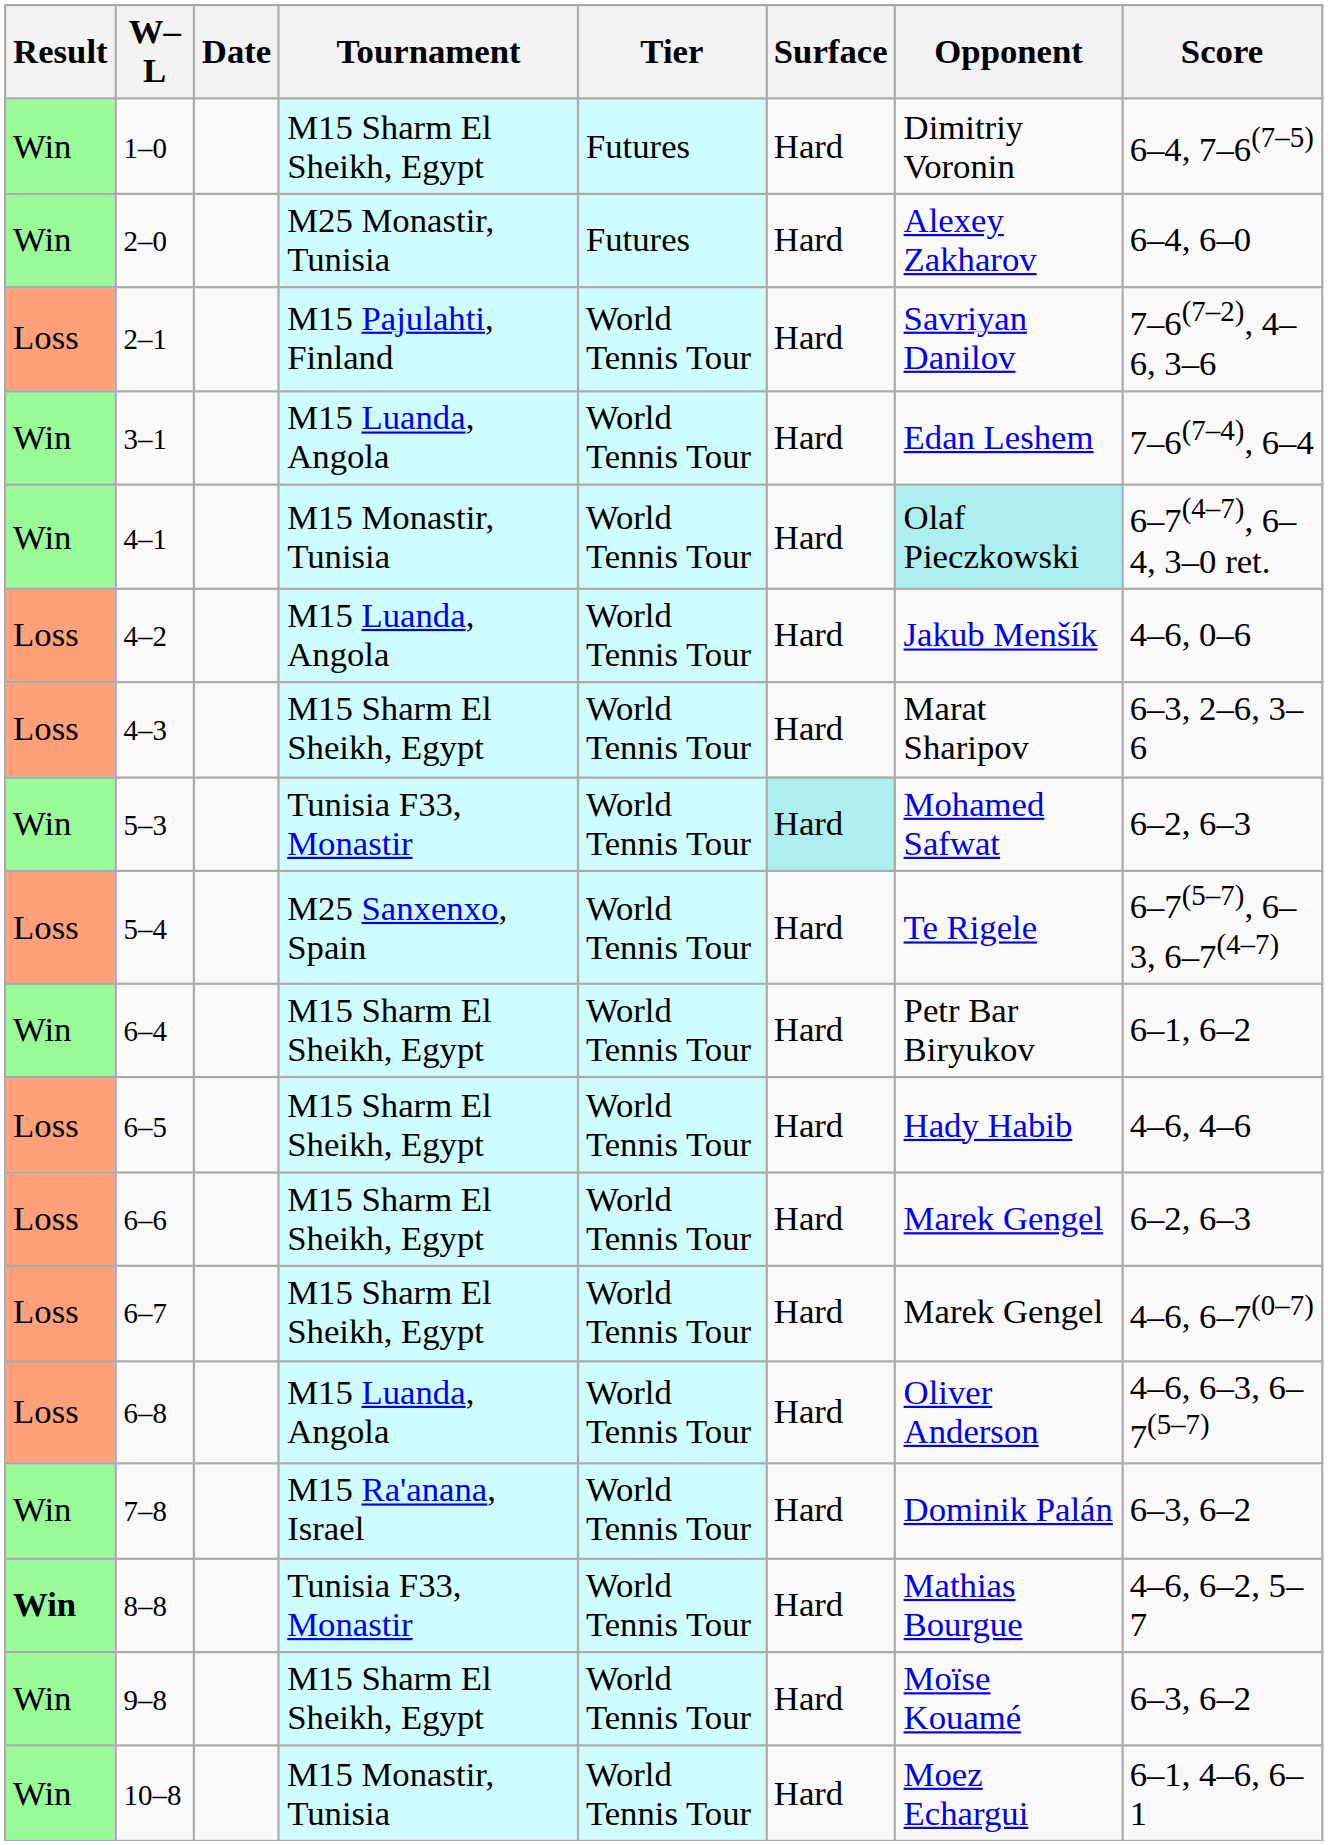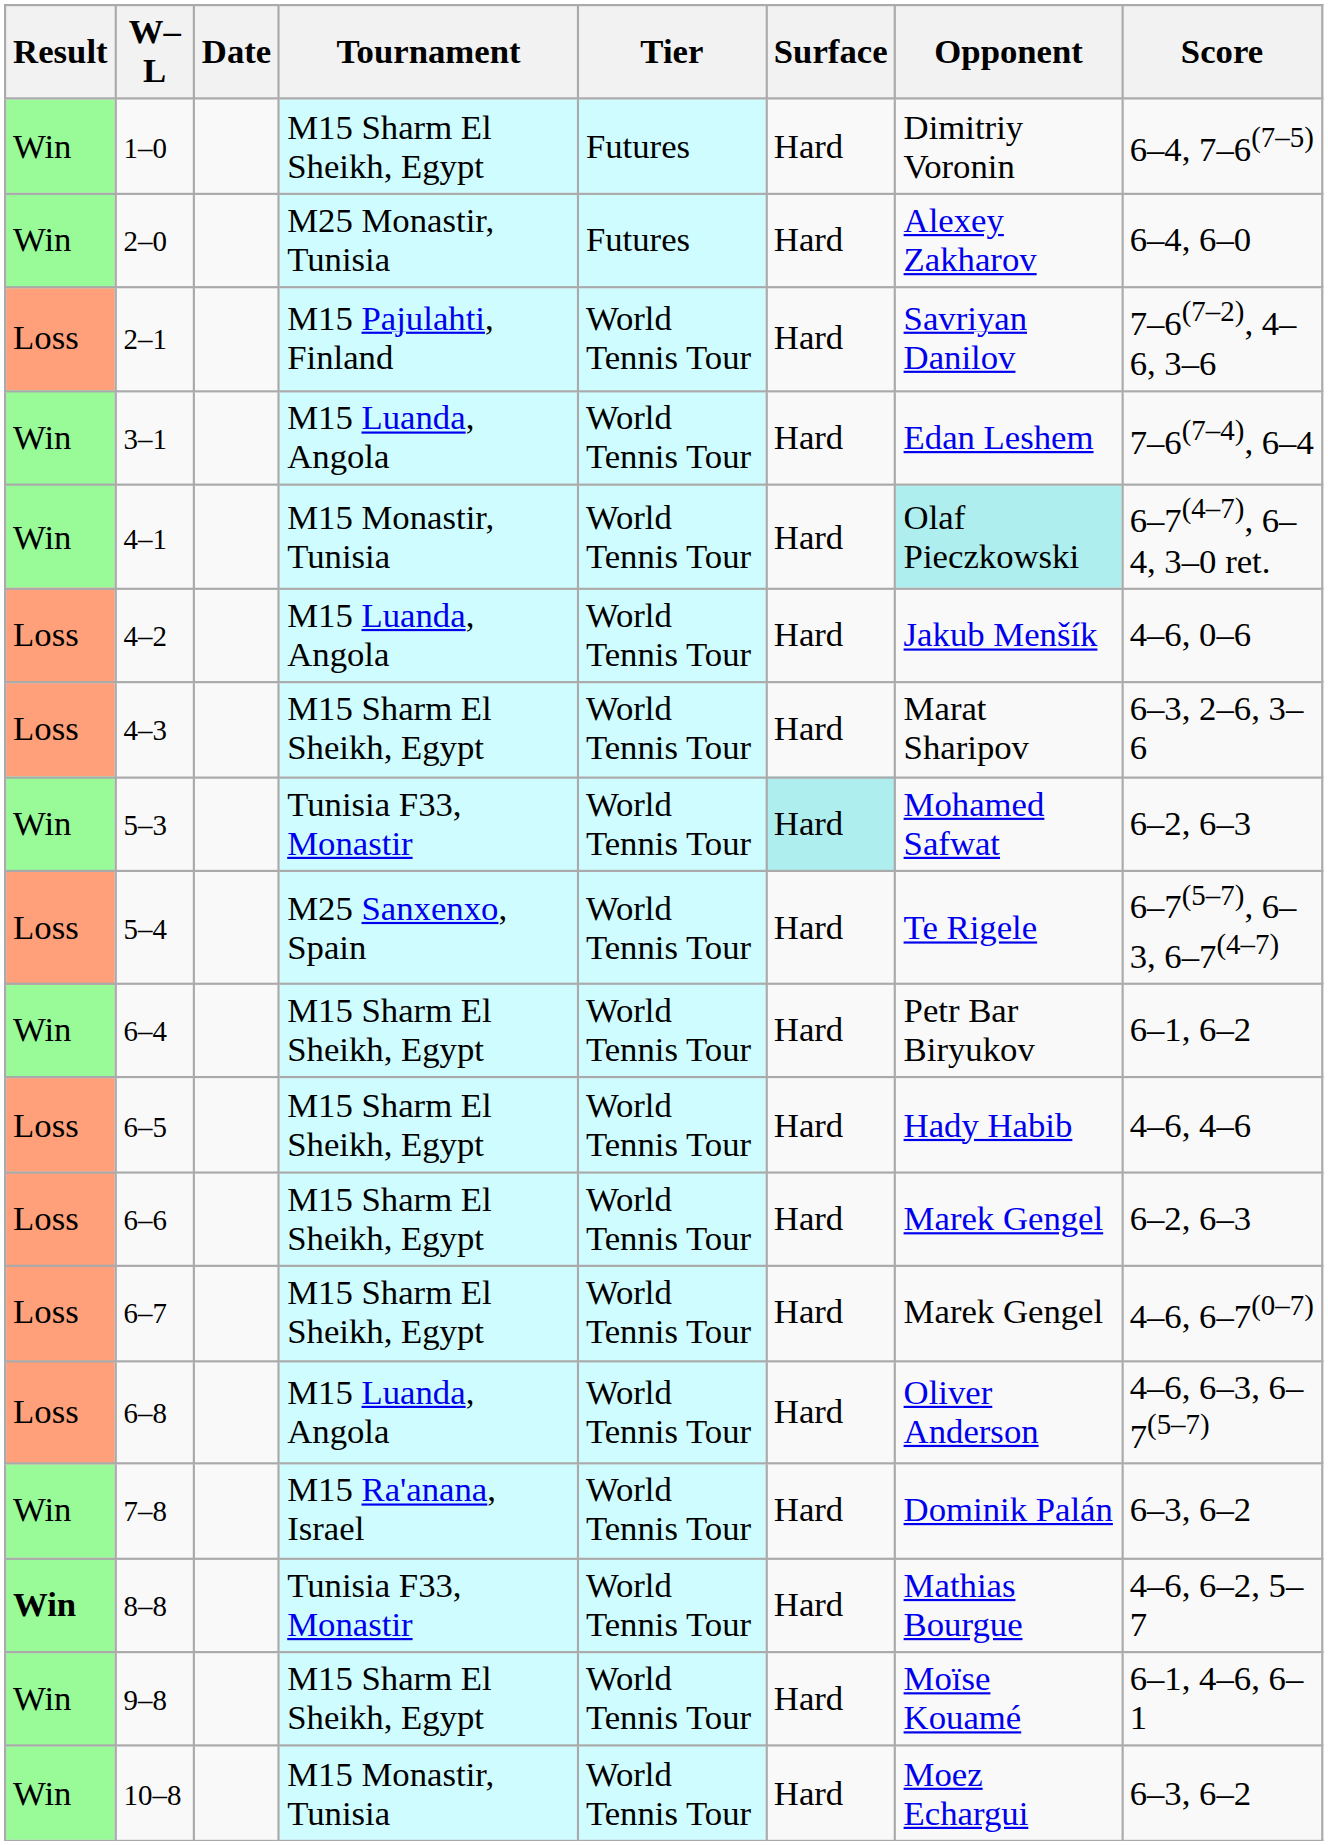(1190, 1698) 6–3, 6–2 -> (1216, 1698) 6–1, 4–6, 6–1
(1216, 1792) 6–1, 4–6, 6–1 -> (1190, 1792) 6–3, 6–2
